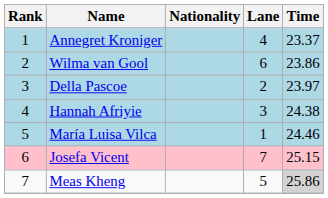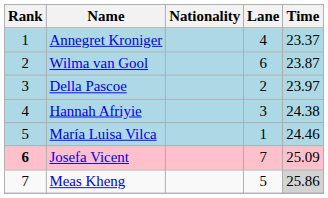(303, 63) 23.86 -> (303, 63) 23.87
(25, 157) normal -> (25, 157) bold
(303, 157) 25.15 -> (303, 157) 25.09
